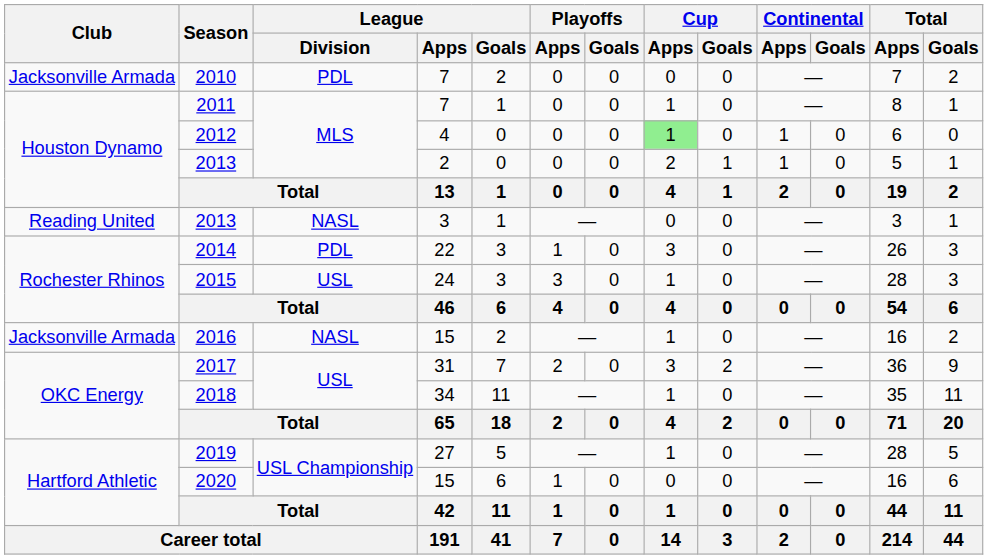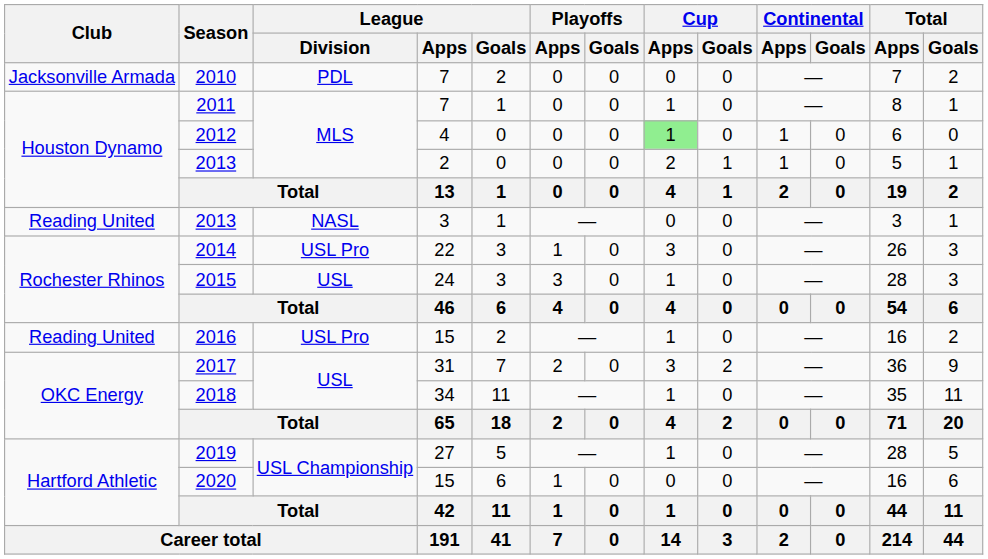(335, 250) PDL -> (335, 250) USL Pro
(92, 337) Jacksonville Armada -> (92, 337) Reading United
(335, 337) NASL -> (335, 337) USL Pro
